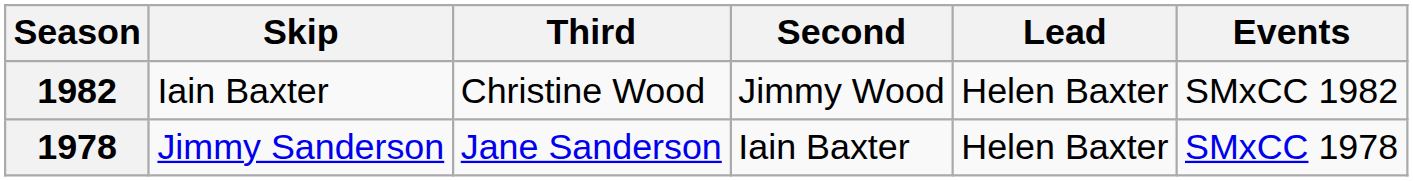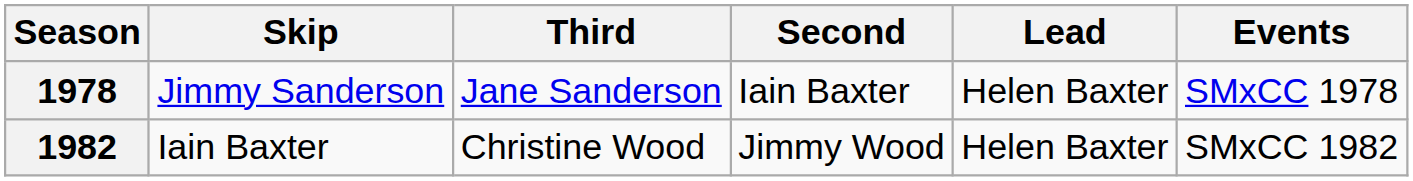rows swapped: (77, 146) <-> (77, 89)
